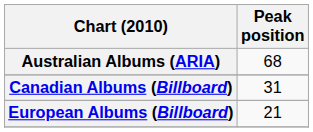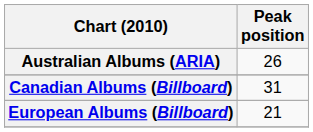(273, 61) 68 -> (273, 61) 26
